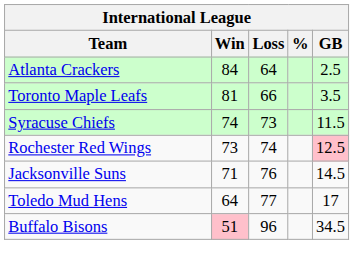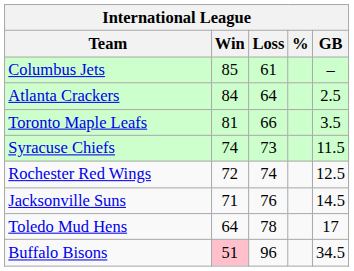+ row: (57, 69)
(230, 148) 73 -> (230, 174) 72
(331, 148) pink background -> (331, 174) no background
(268, 200) 77 -> (268, 226) 78
